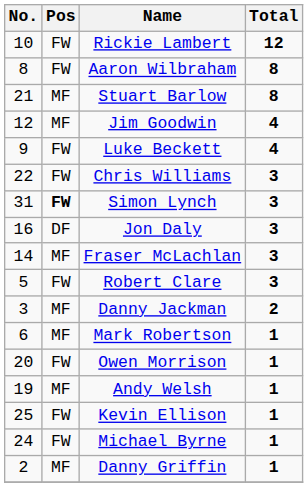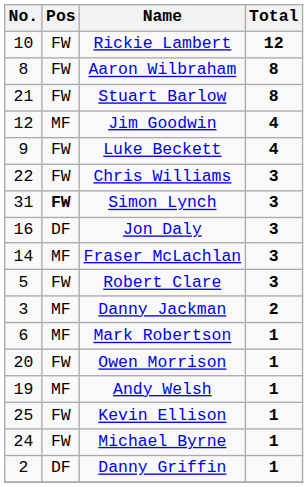(61, 98) MF -> (61, 98) FW
(61, 469) MF -> (61, 469) DF
